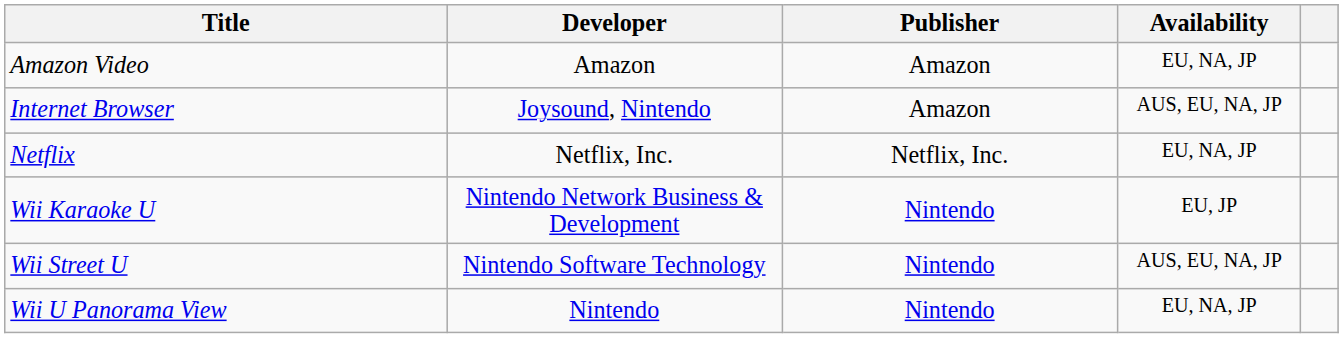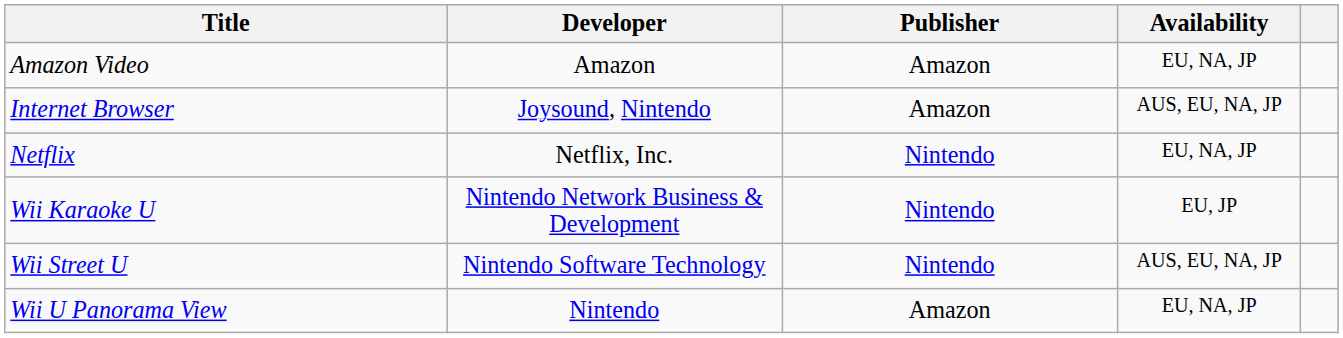(950, 154) Netflix, Inc. -> (950, 154) Nintendo
(950, 310) Nintendo -> (950, 310) Amazon
